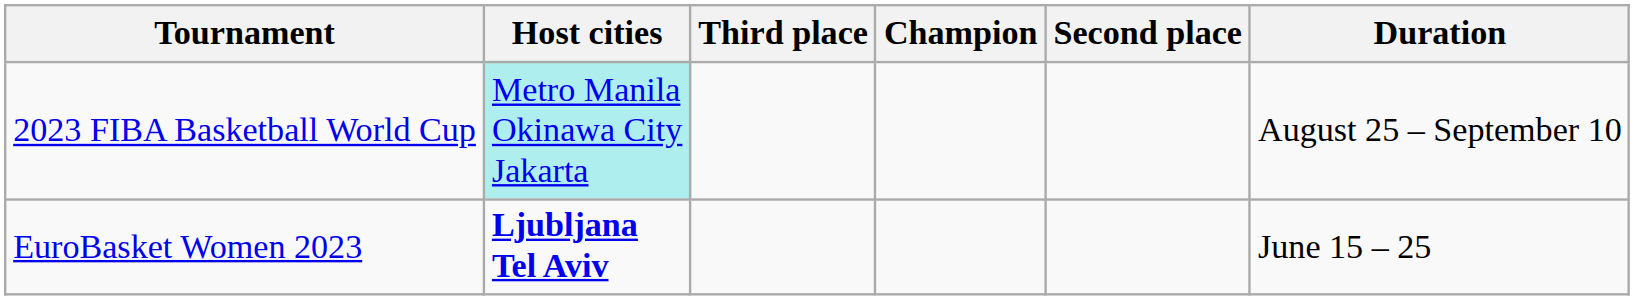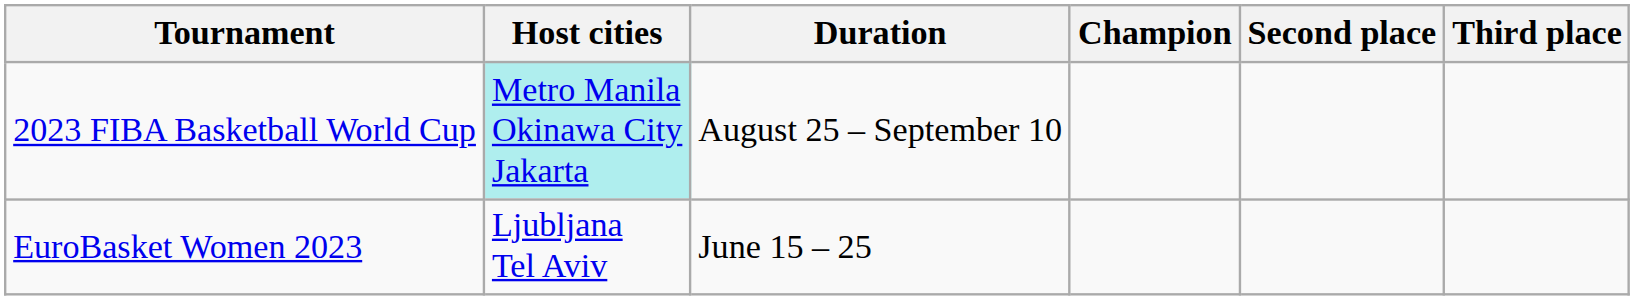columns swapped: (1440, 33) <-> (783, 33)
(565, 246) bold -> (557, 246) normal
